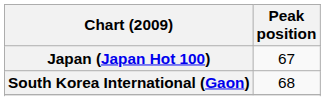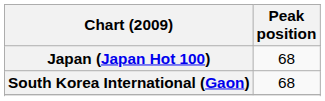(286, 58) 67 -> (286, 58) 68
